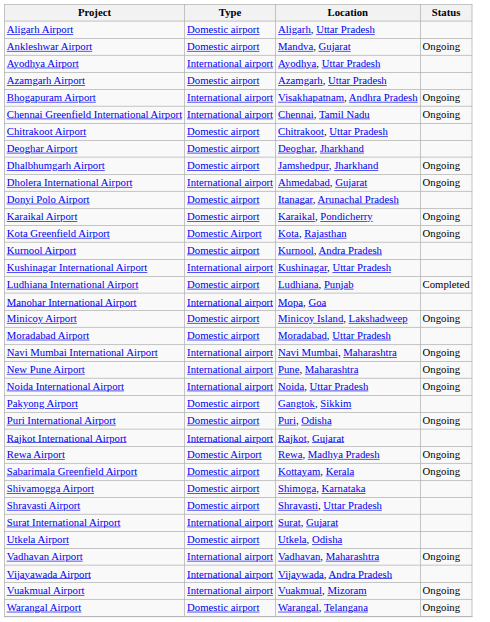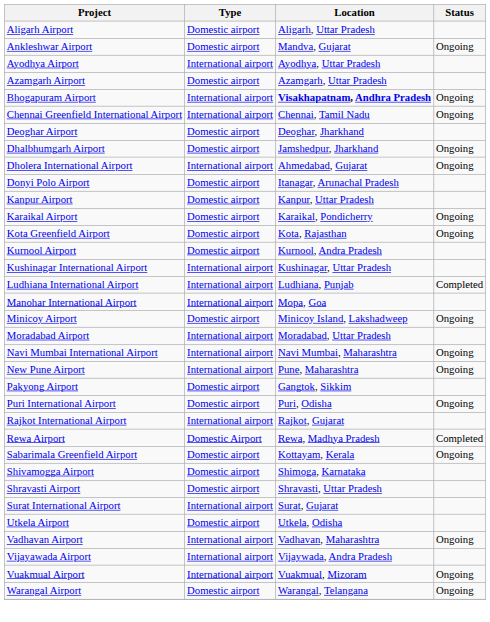(348, 98) normal -> (355, 98) bold
- row: (47, 132)
+ row: (40, 200)
(224, 234) Domestic Airport -> (223, 234) Domestic airport
(223, 285) Domestic airport -> (230, 285) International airport
(223, 336) Domestic airport -> (230, 336) International airport
- row: (65, 387)
(441, 455) Ongoing -> (460, 438) Completed
